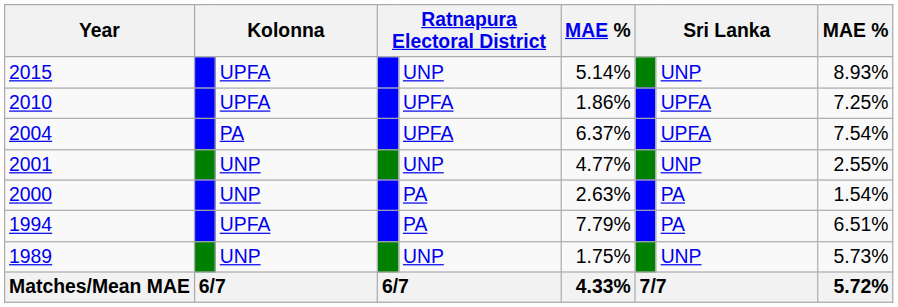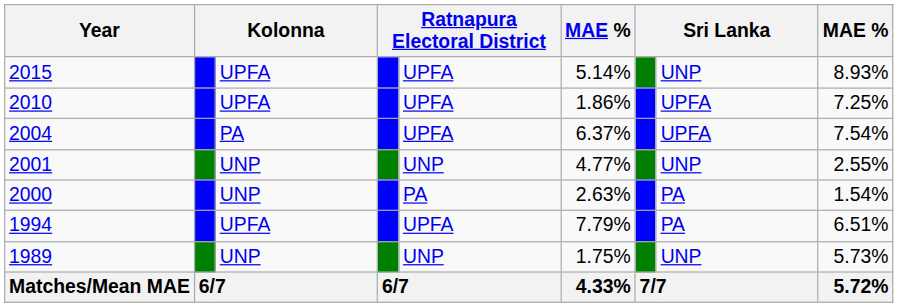(423, 72) UNP -> (428, 72) UPFA
(415, 225) PA -> (428, 225) UPFA
